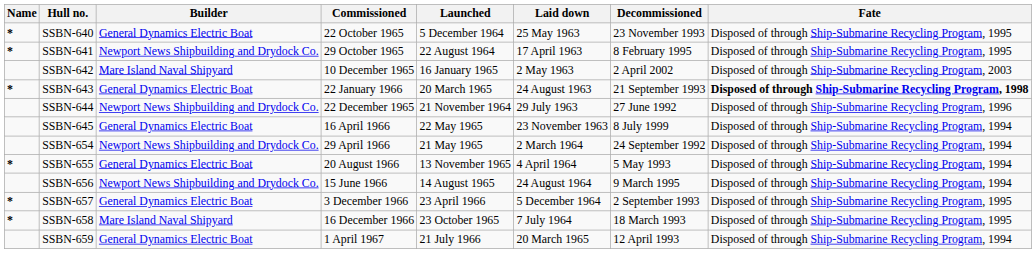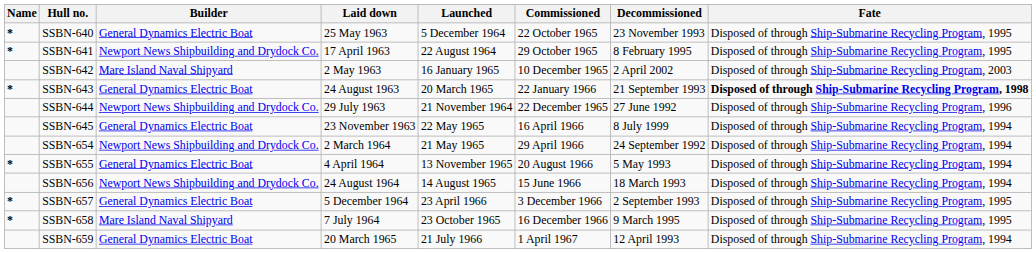columns swapped: (562, 13) <-> (369, 13)
(647, 182) 9 March 1995 -> (650, 182) 18 March 1993
(650, 220) 18 March 1993 -> (647, 220) 9 March 1995
